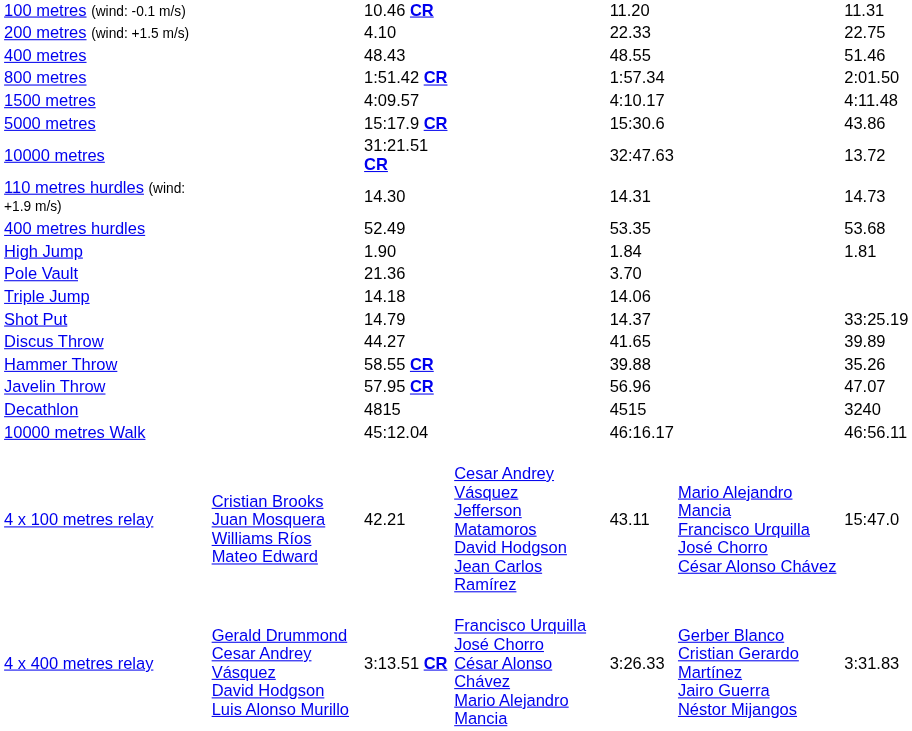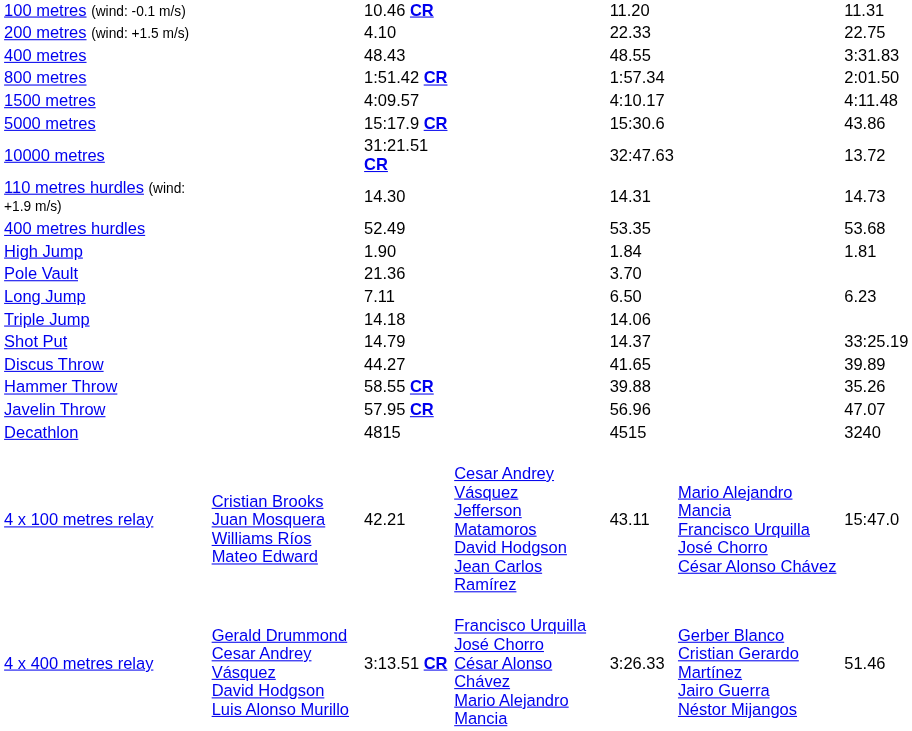(865, 55) 51.46 -> (872, 55) 3:31.83
+ row: (45, 296)
- row: (75, 432)
(872, 663) 3:31.83 -> (865, 663) 51.46
